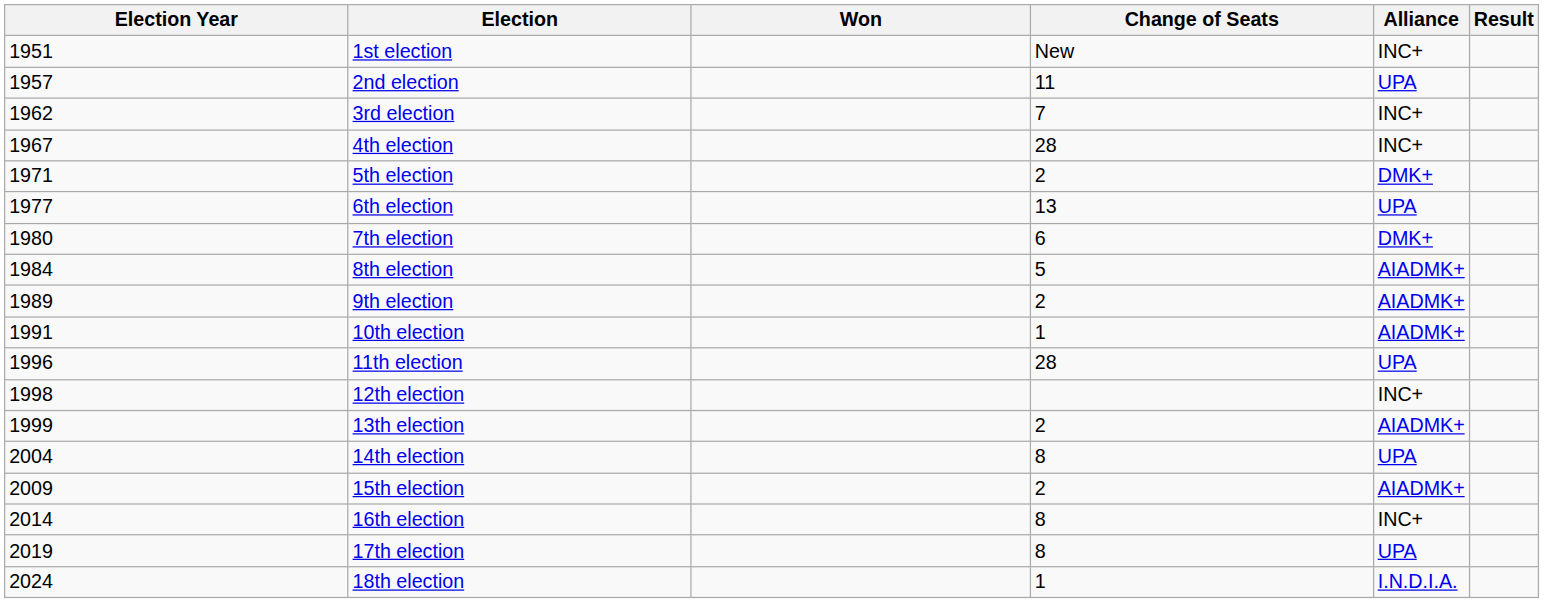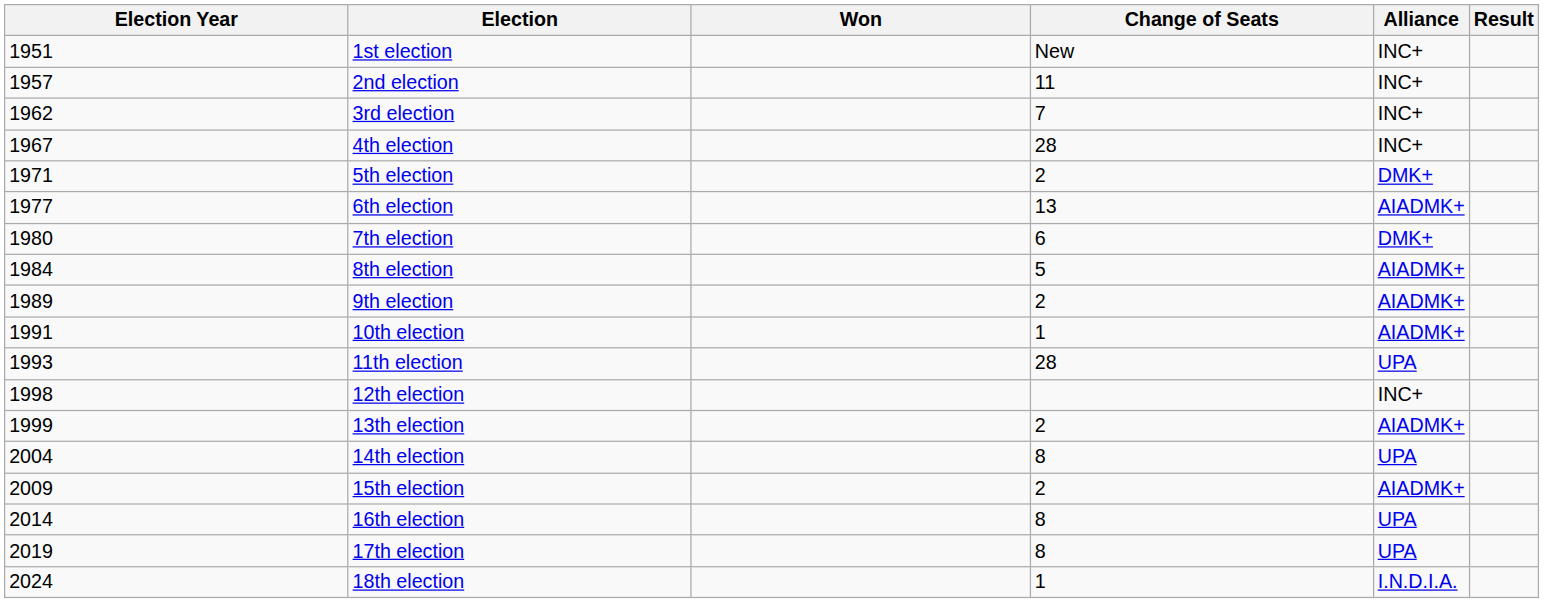(1397, 82) UPA -> (1400, 82) INC+
(1397, 207) UPA -> (1421, 207) AIADMK+
(31, 363) 1996 -> (31, 363) 1993
(1400, 519) INC+ -> (1397, 519) UPA
